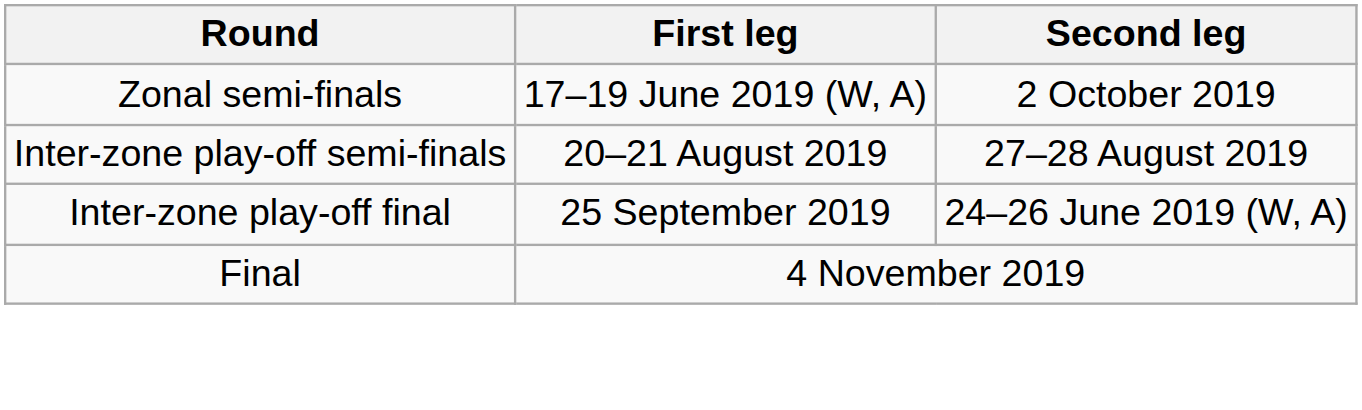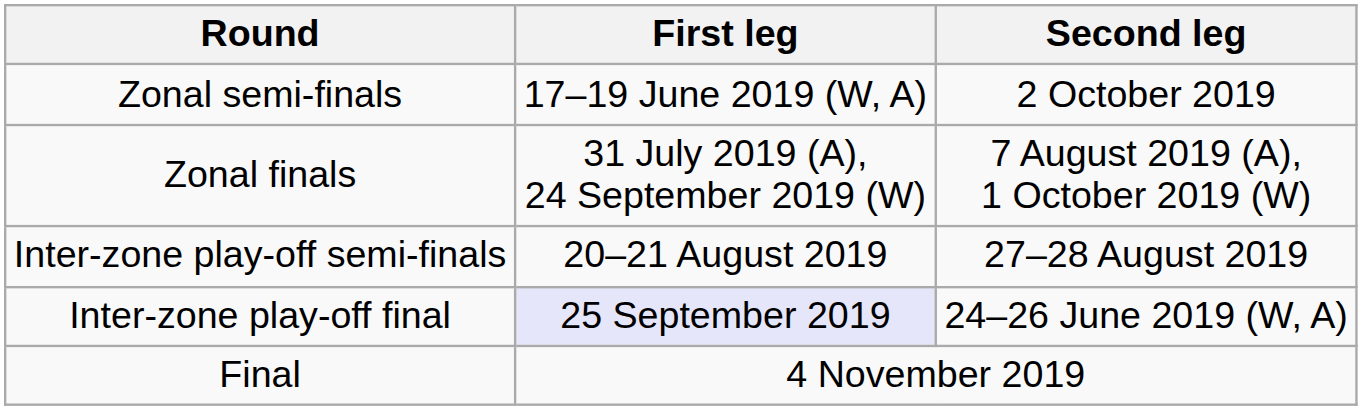+ row: (260, 174)
(725, 213) no background -> (725, 315) lavender background
